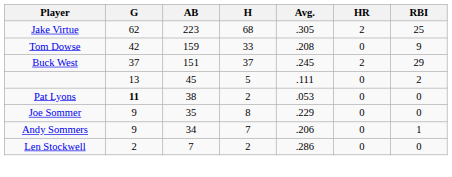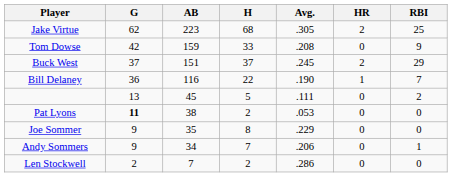+ row: (55, 79)
